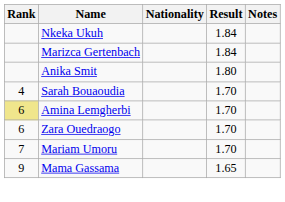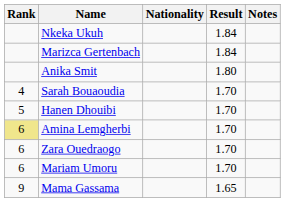+ row: (78, 110)
(21, 149) 7 -> (21, 168) 6
